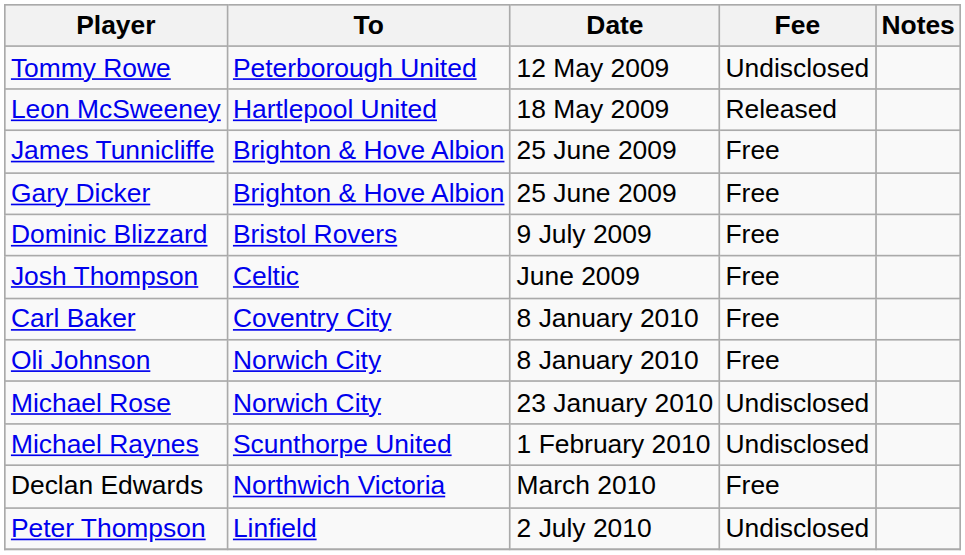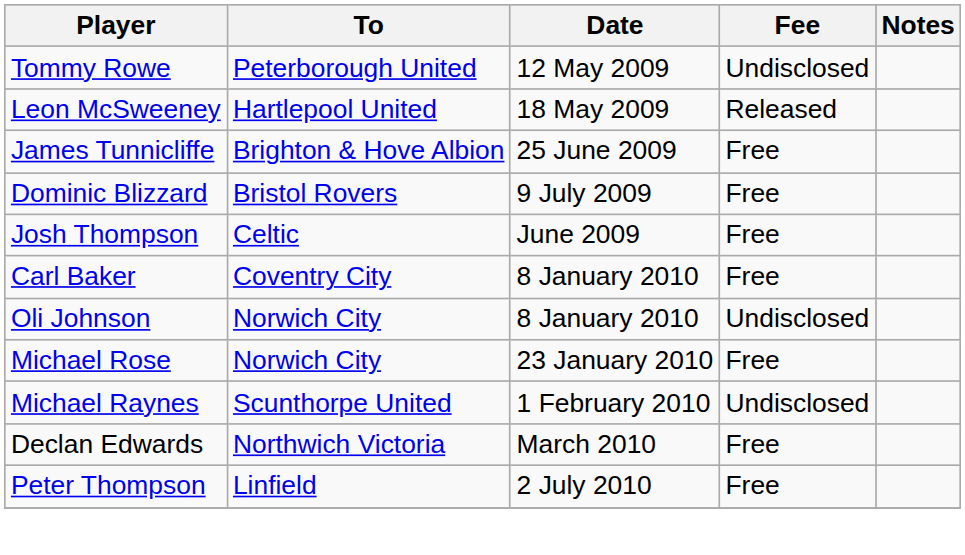- row: (81, 192)
(753, 360) Free -> (797, 318) Undisclosed
(797, 402) Undisclosed -> (753, 360) Free
(797, 527) Undisclosed -> (753, 485) Free
